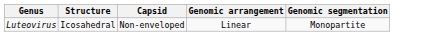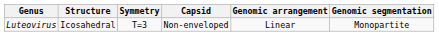+ column: (139, 11)
